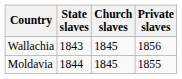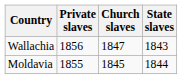columns swapped: (74, 21) <-> (156, 21)
(106, 46) 1845 -> (113, 46) 1847
